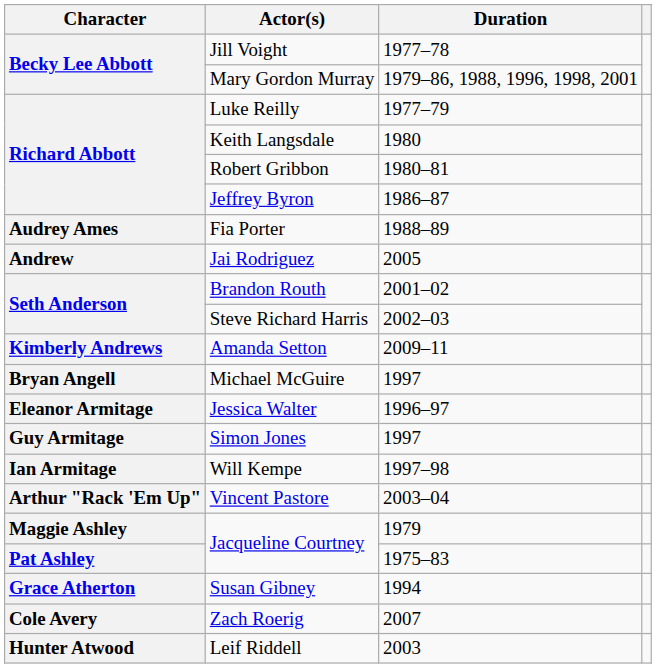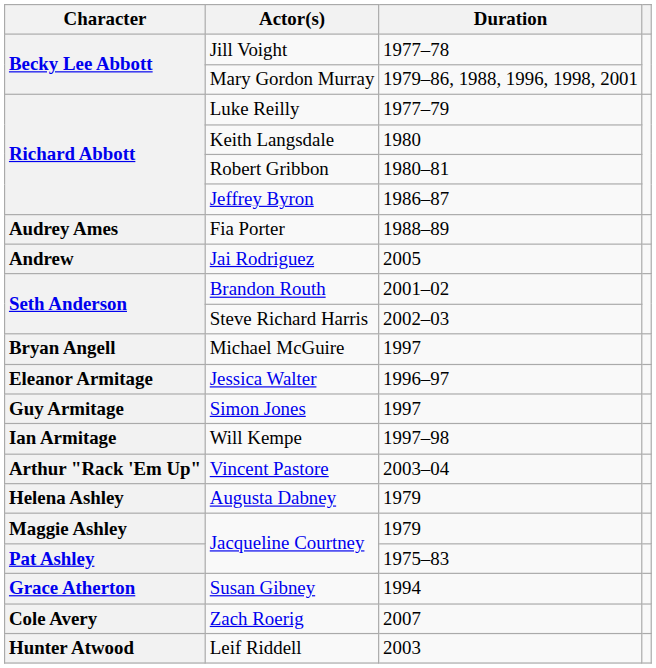- row: (268, 348)
+ row: (273, 498)
